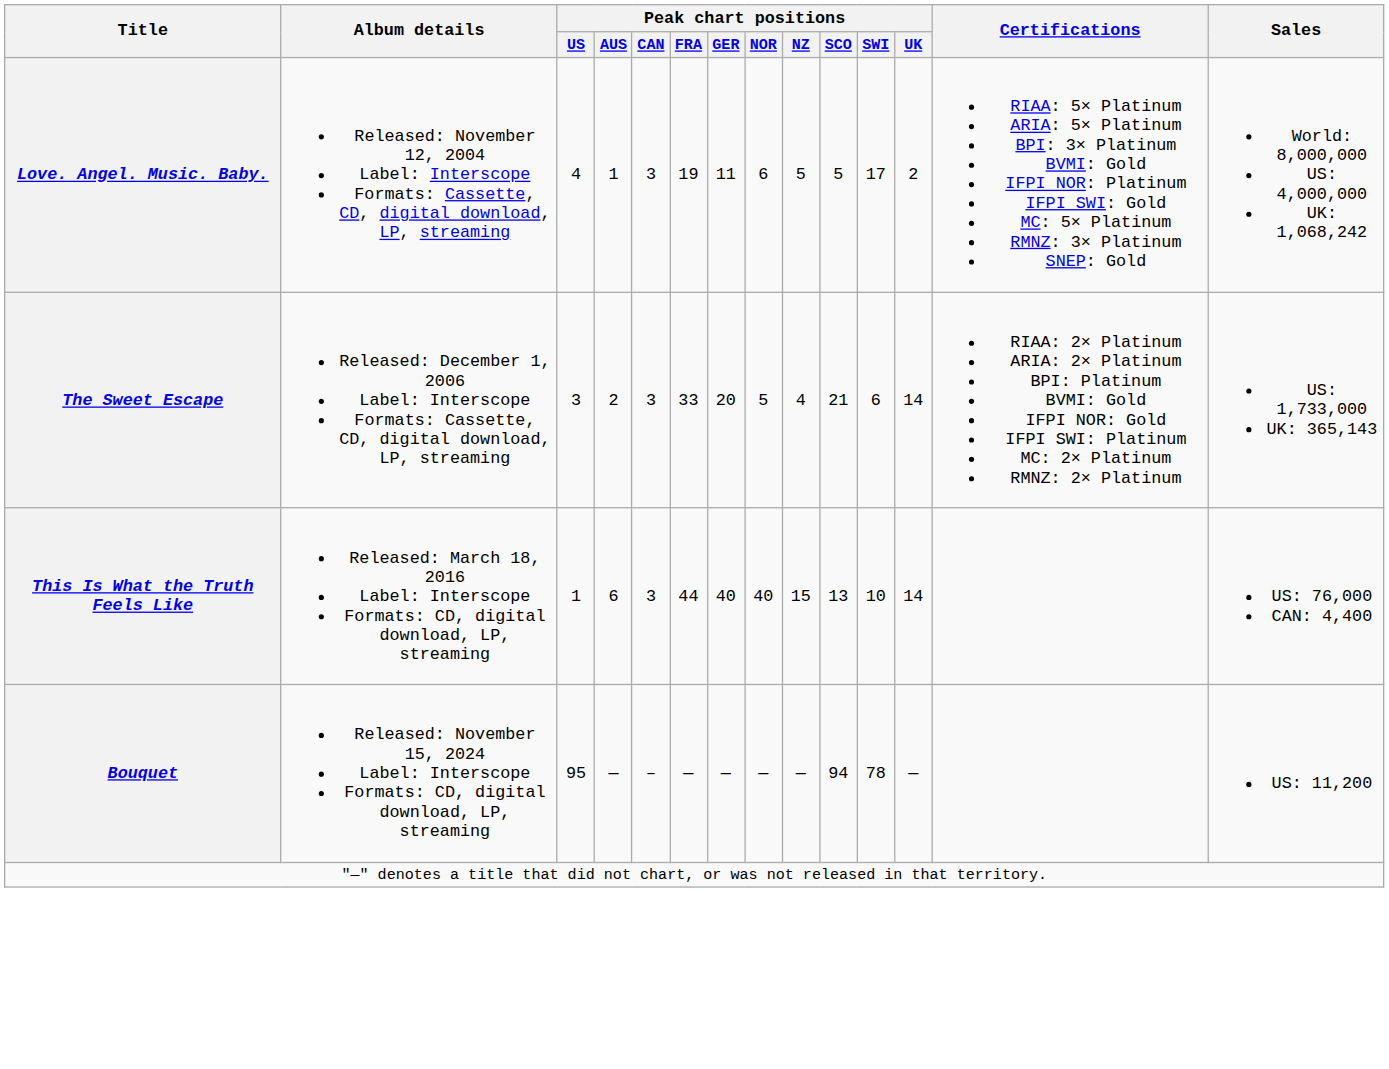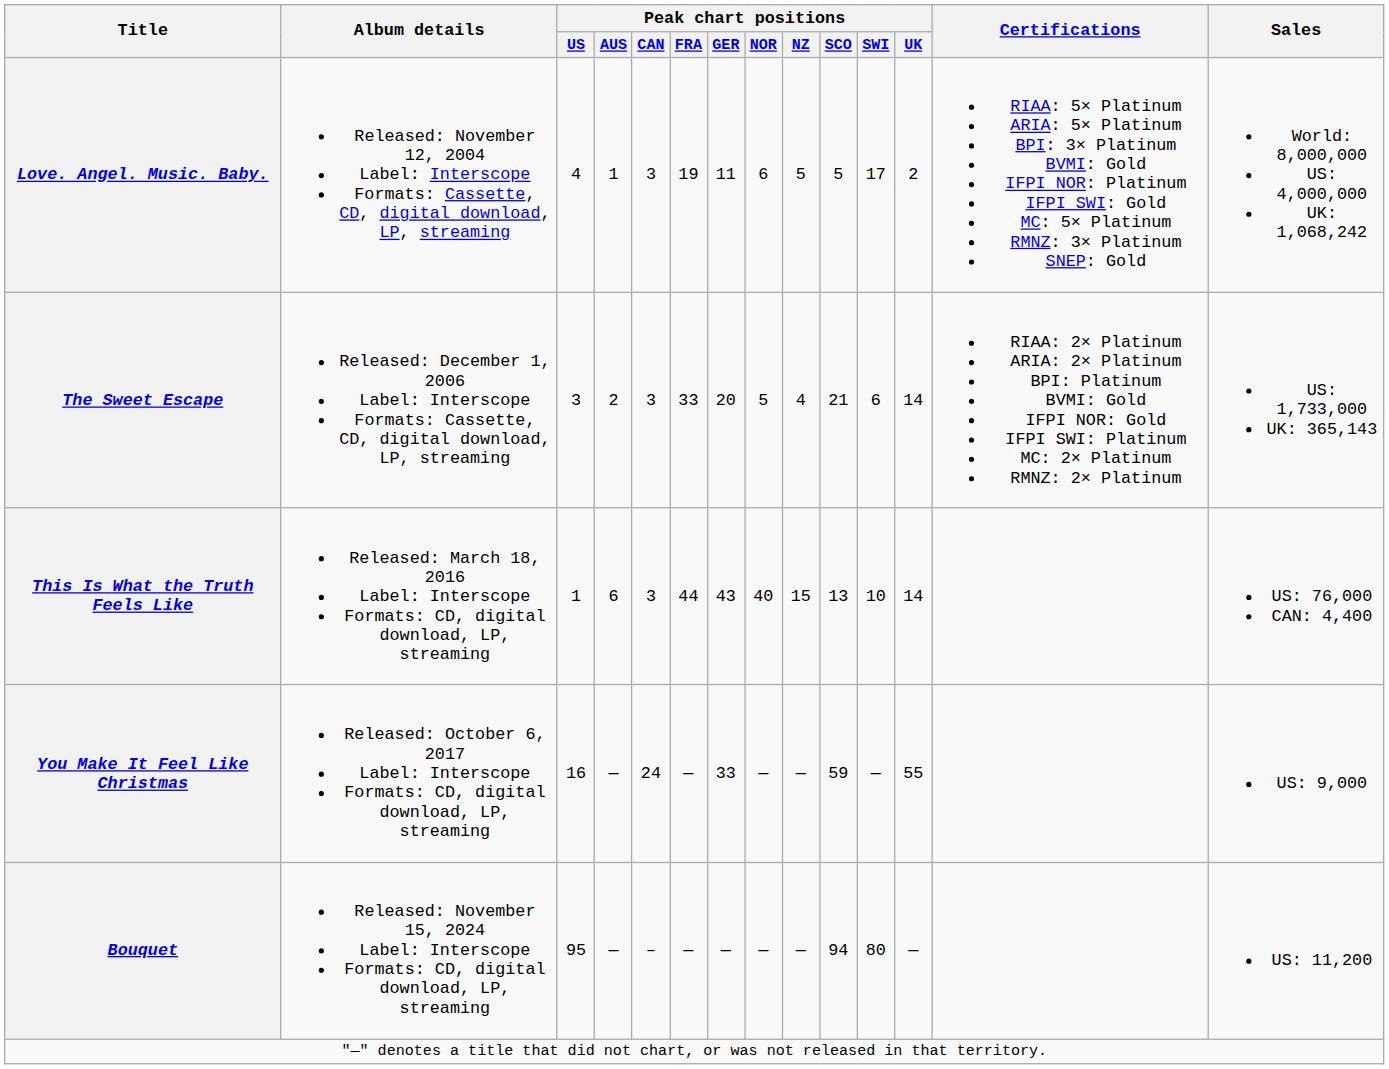(726, 597) 40 -> (726, 597) 43
+ row: (143, 773)
(876, 773) 78 -> (876, 950) 80
